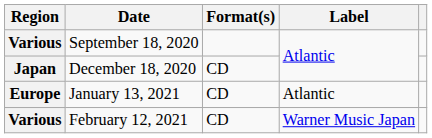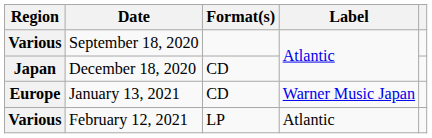(309, 94) Atlantic -> (349, 94) Warner Music Japan
(217, 119) CD -> (216, 119) LP
(349, 119) Warner Music Japan -> (309, 119) Atlantic
